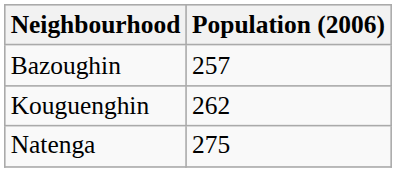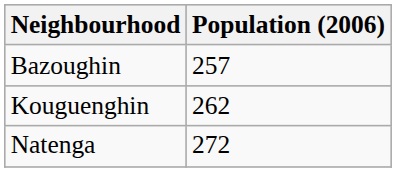(211, 145) 275 -> (211, 145) 272
